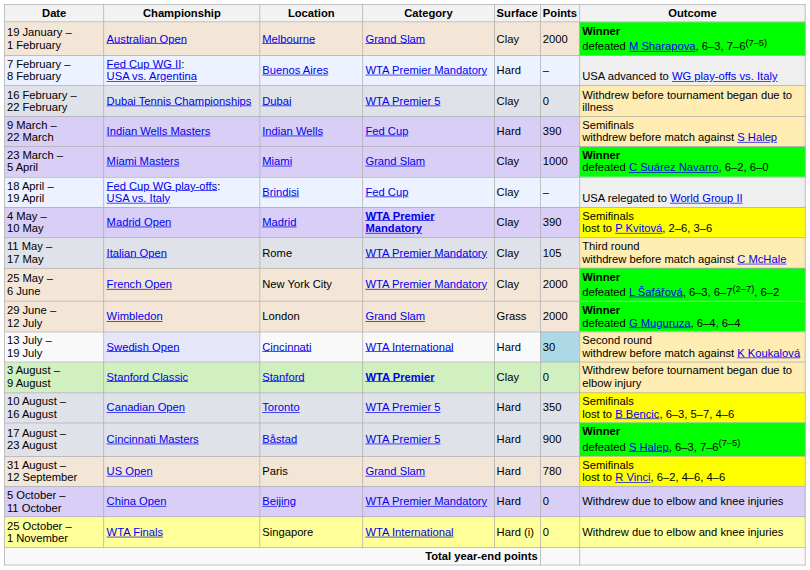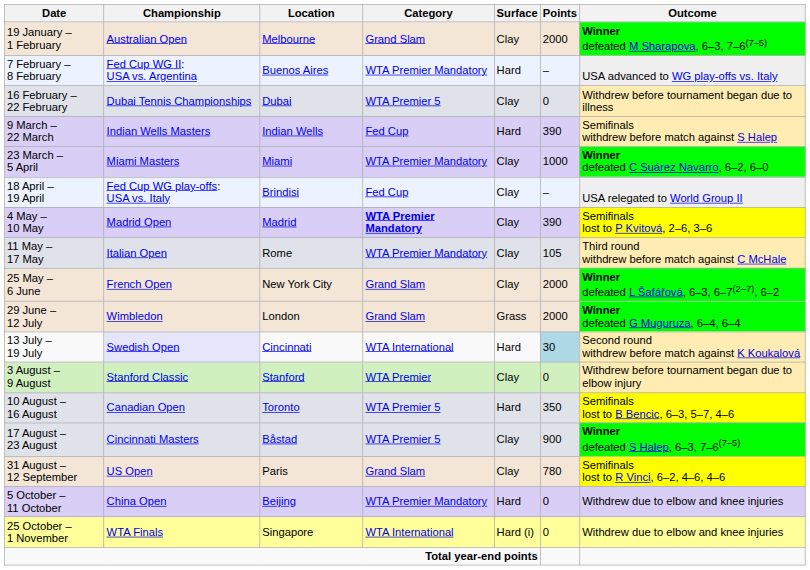(395, 161) Grand Slam -> (426, 161) WTA Premier Mandatory
(426, 284) WTA Premier Mandatory -> (395, 284) Grand Slam
(400, 377) bold -> (398, 377) normal
(509, 439) Hard -> (508, 439) Clay
(509, 471) Hard -> (508, 471) Clay
